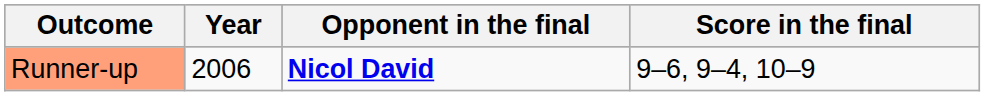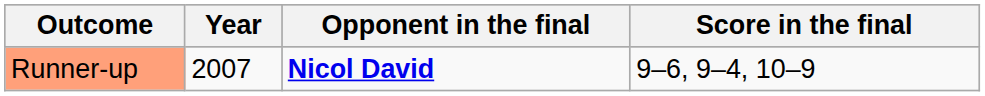(221, 68) 2006 -> (221, 68) 2007
